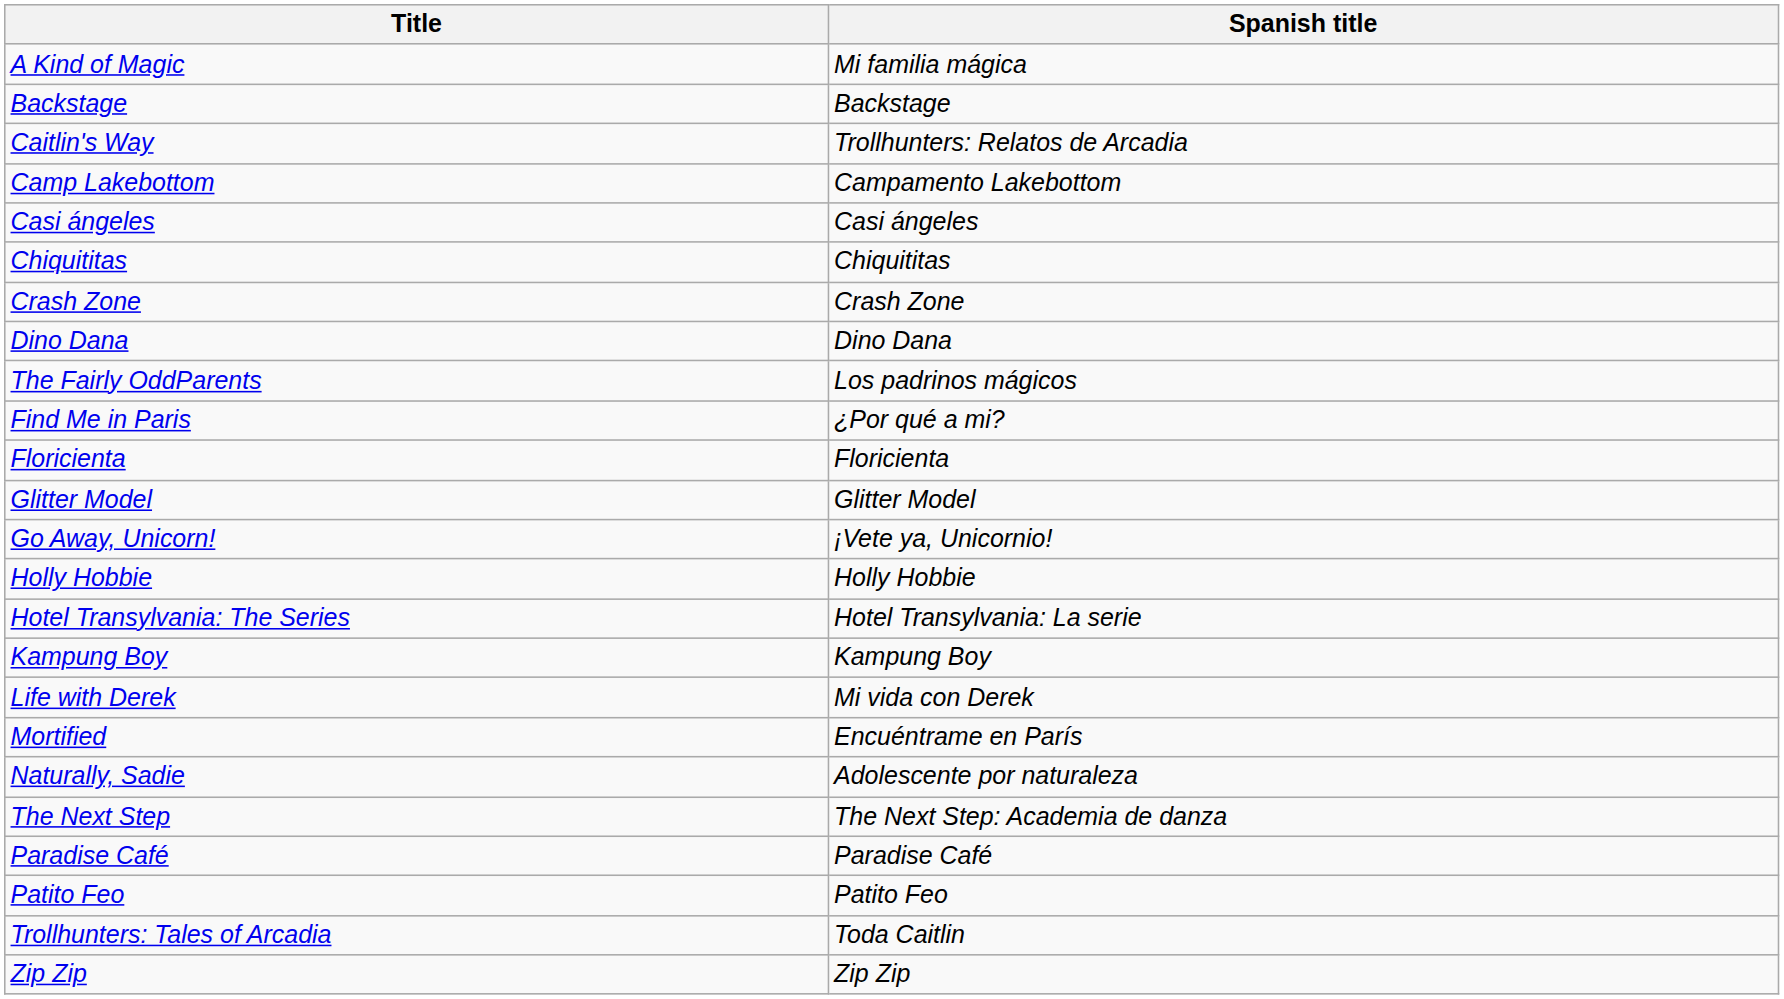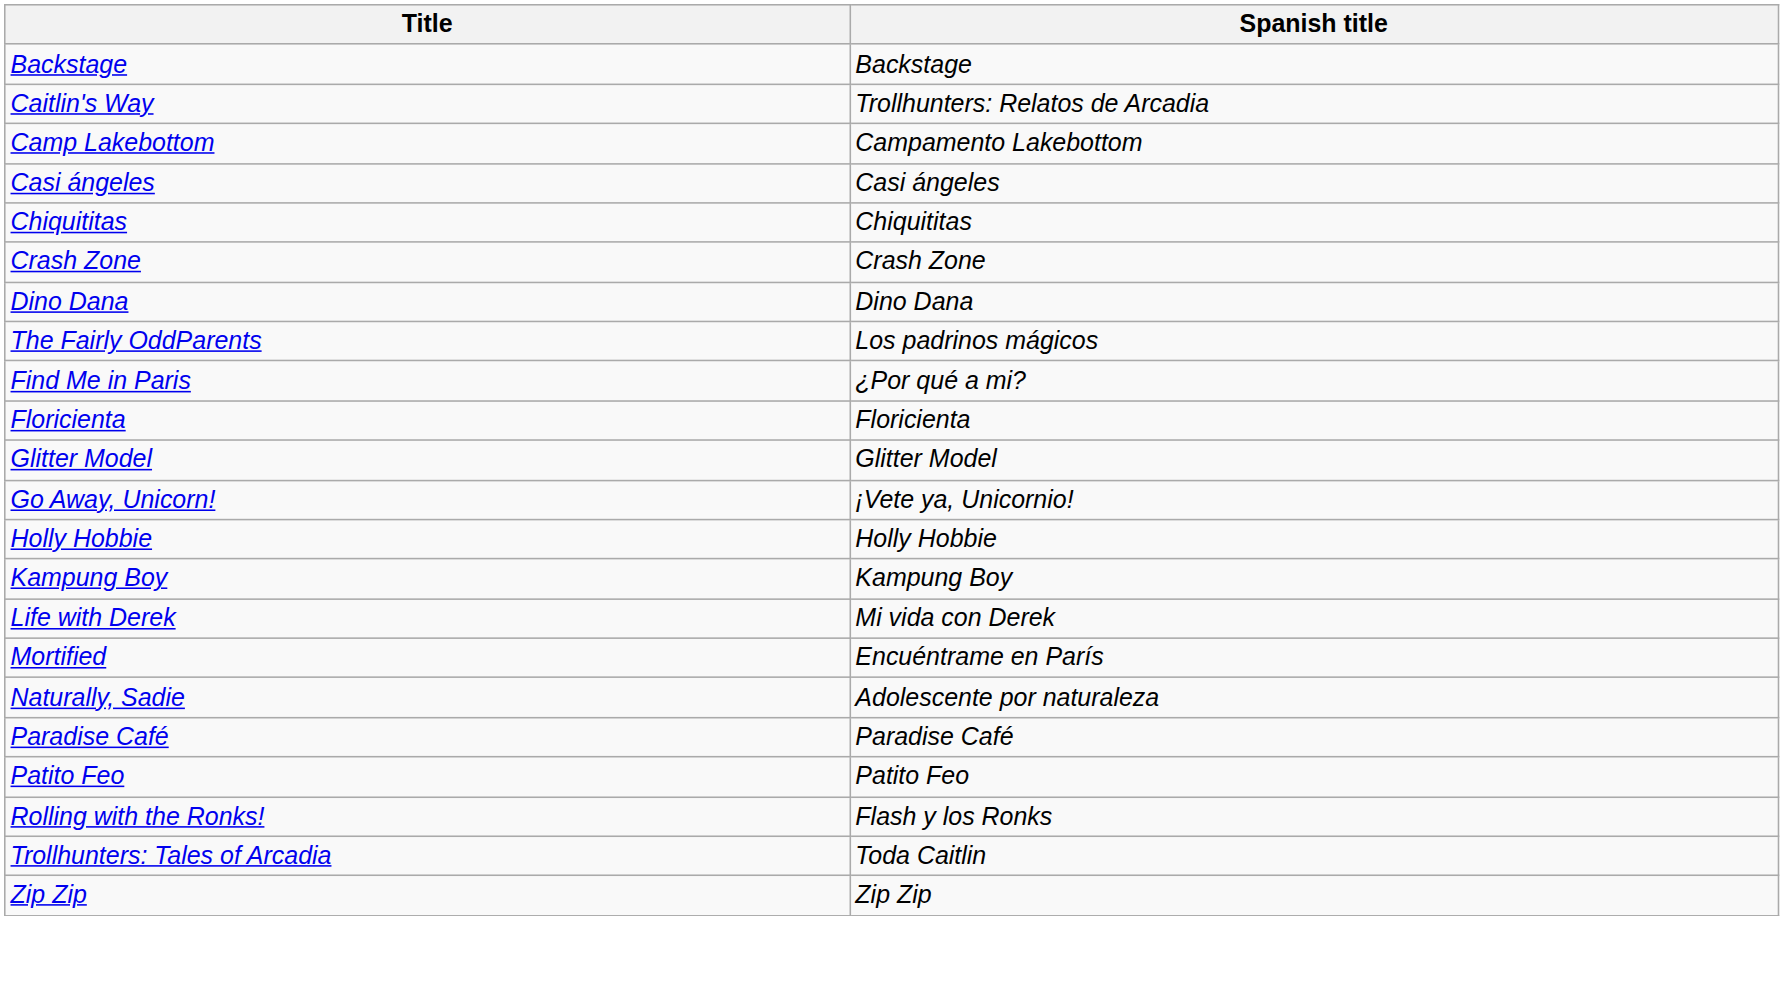- row: (97, 63)
- row: (180, 618)
- row: (90, 815)
+ row: (137, 815)
